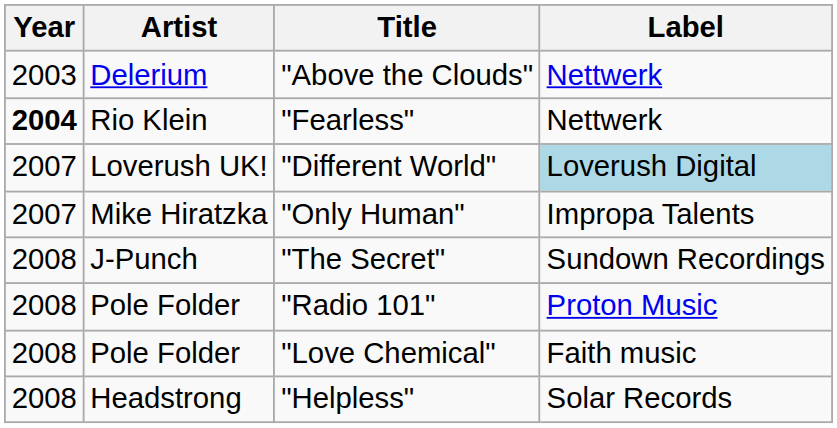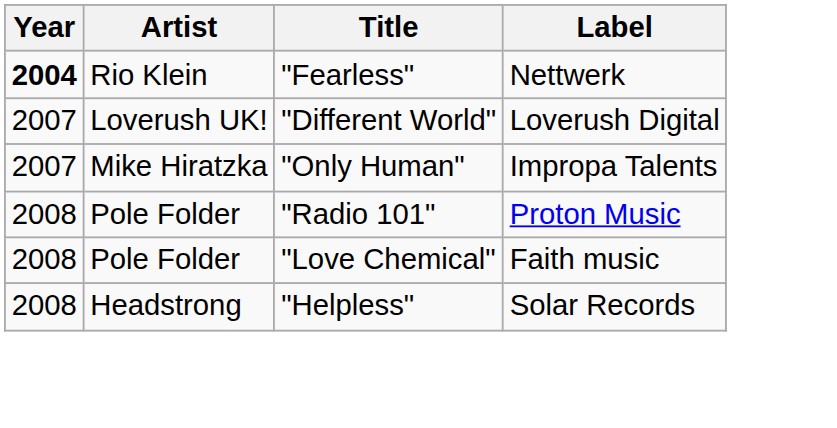- row: (407, 74)
(652, 167) lightblue background -> (615, 120) no background
- row: (363, 259)
